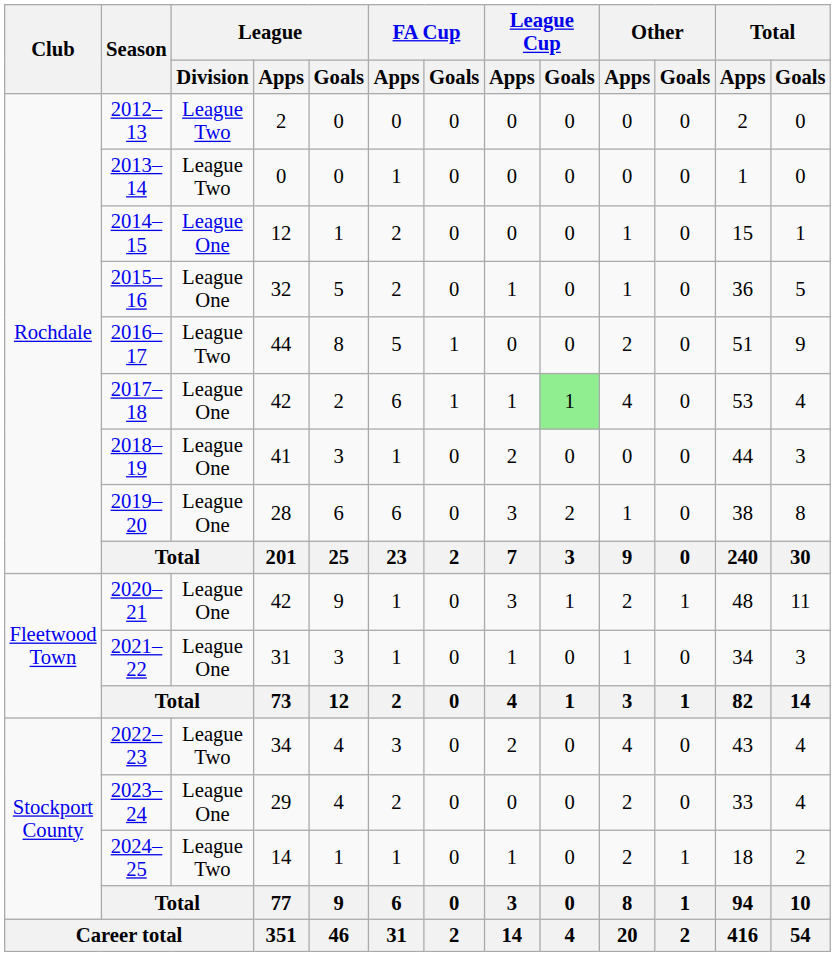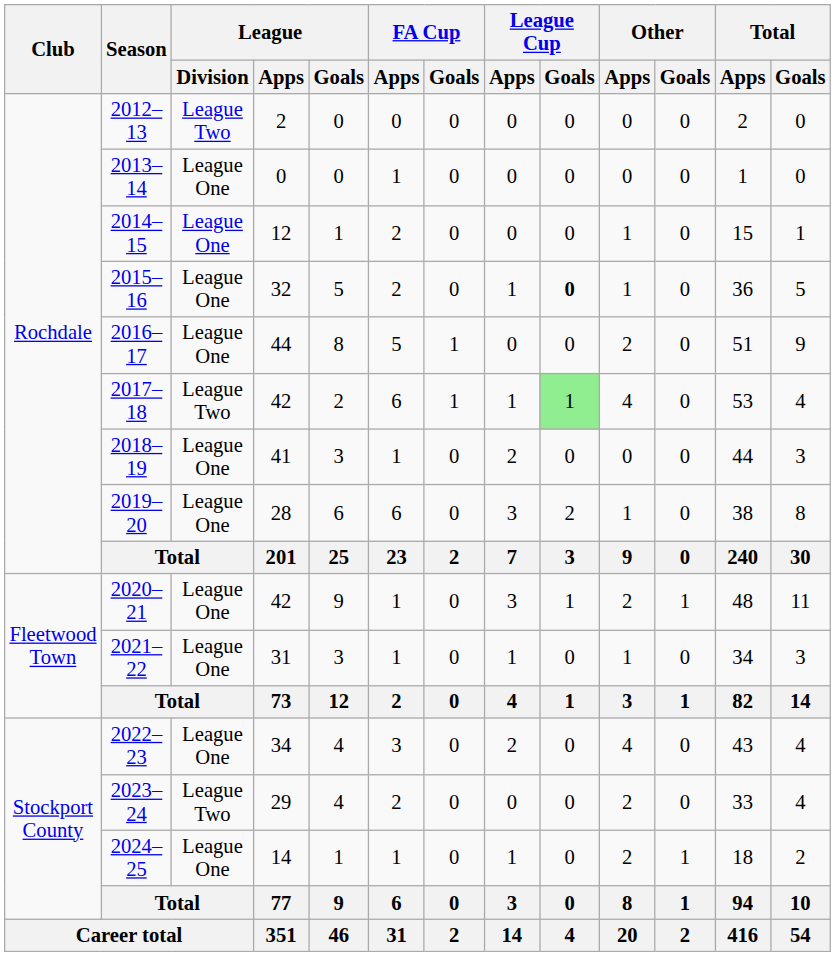(212, 177) League Two -> (212, 177) League One
(570, 289) normal -> (570, 289) bold
(212, 344) League Two -> (212, 344) League One
(212, 400) League One -> (212, 400) League Two
(212, 746) League Two -> (212, 746) League One
(212, 802) League One -> (212, 802) League Two
(212, 858) League Two -> (212, 858) League One
